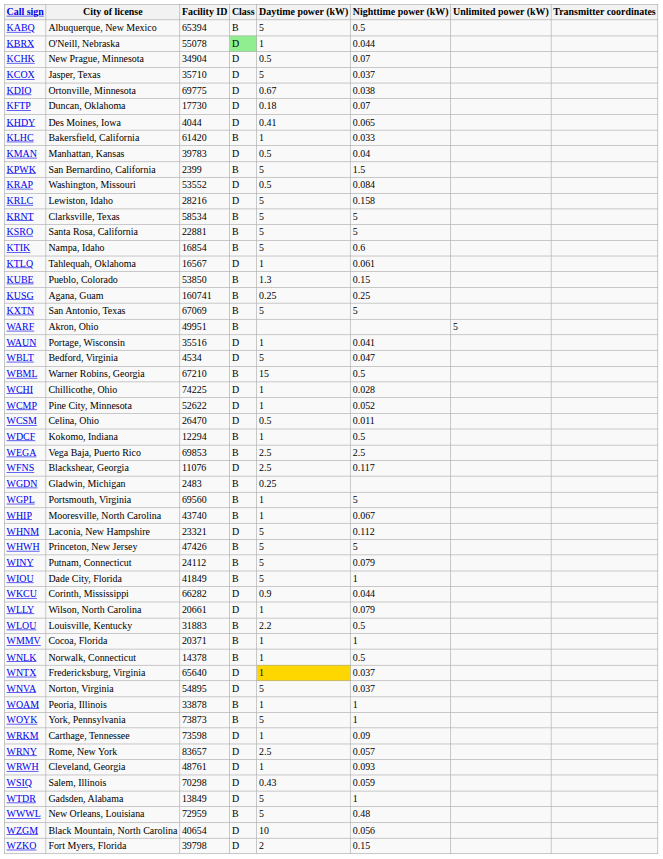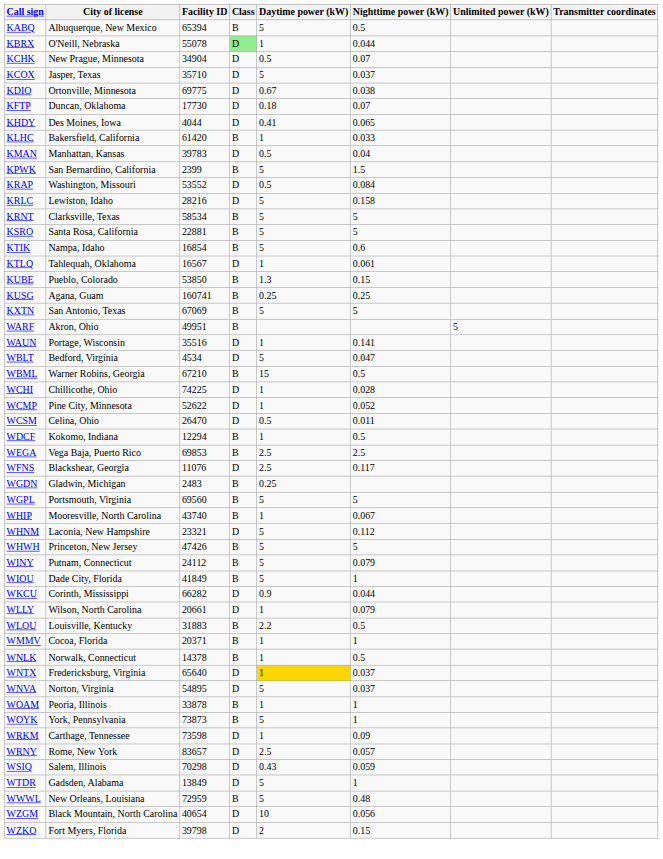(364, 342) 0.041 -> (364, 342) 0.141
(262, 500) 1 -> (262, 500) 5
- row: (23, 767)
